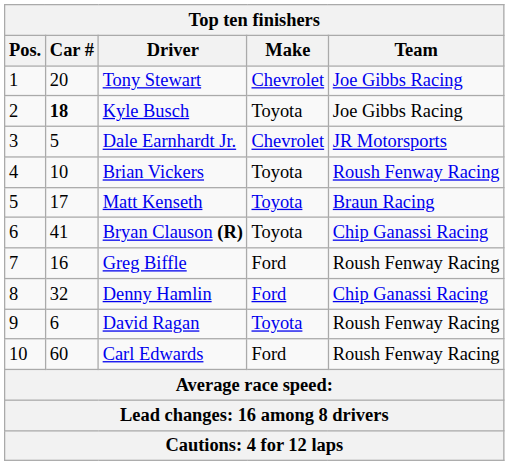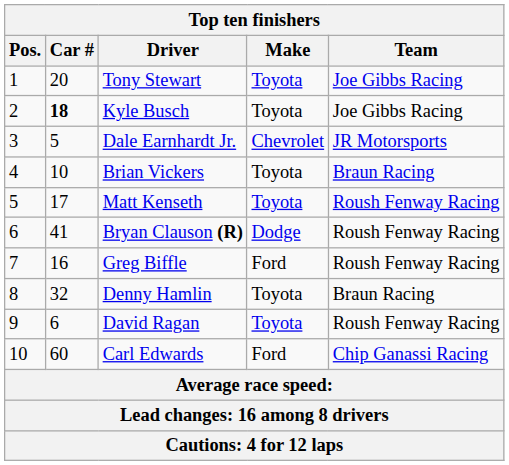(288, 80) Chevrolet -> (277, 80) Toyota
(416, 172) Roush Fenway Racing -> (384, 172) Braun Racing
(384, 202) Braun Racing -> (416, 202) Roush Fenway Racing
(277, 232) Toyota -> (276, 232) Dodge
(411, 232) Chip Ganassi Racing -> (416, 232) Roush Fenway Racing
(269, 293) Ford -> (277, 293) Toyota
(411, 293) Chip Ganassi Racing -> (384, 293) Braun Racing
(416, 354) Roush Fenway Racing -> (411, 354) Chip Ganassi Racing
